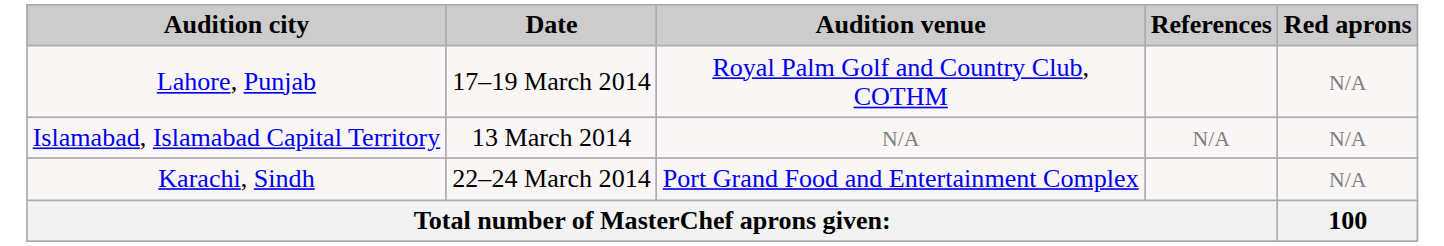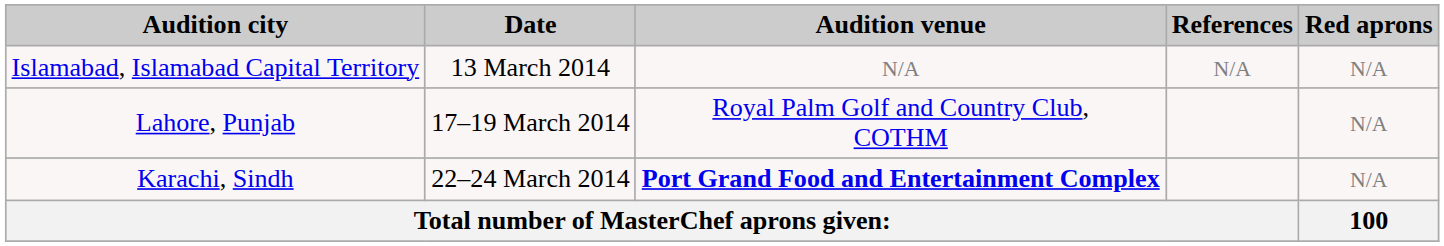rows swapped: (236, 137) <-> (236, 81)
(901, 178) normal -> (901, 178) bold
